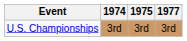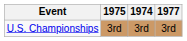columns swapped: (114, 12) <-> (141, 12)
